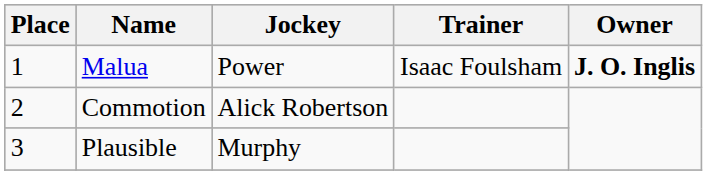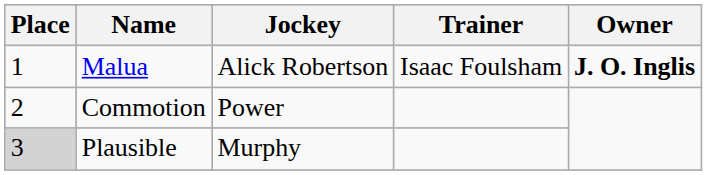(251, 66) Power -> (303, 66) Alick Robertson
(303, 107) Alick Robertson -> (251, 107) Power
(17, 148) no background -> (17, 148) lightgrey background
